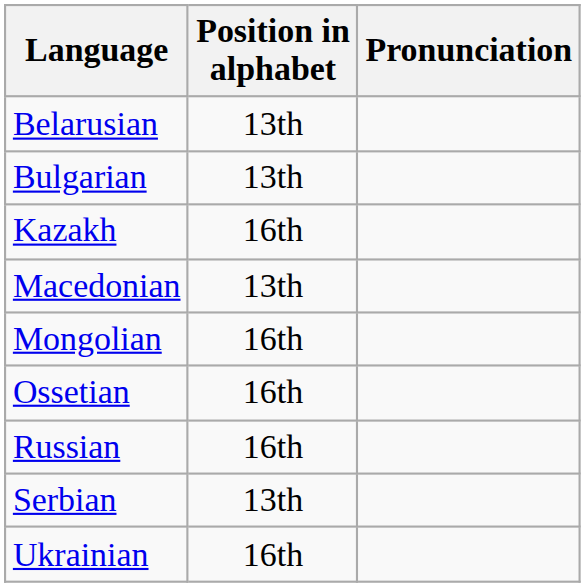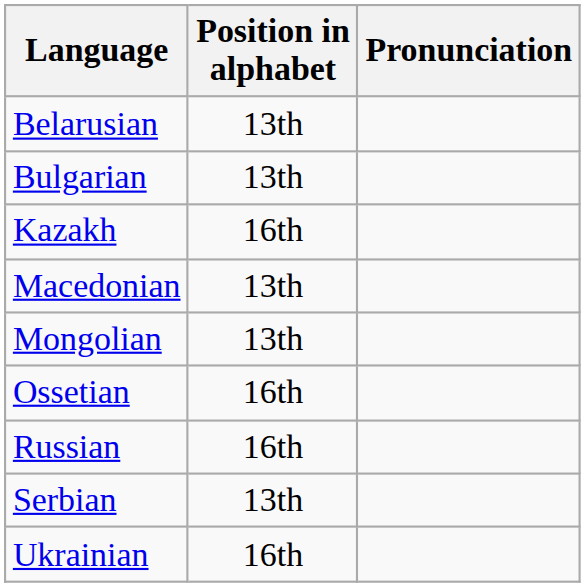(273, 338) 16th -> (273, 338) 13th
